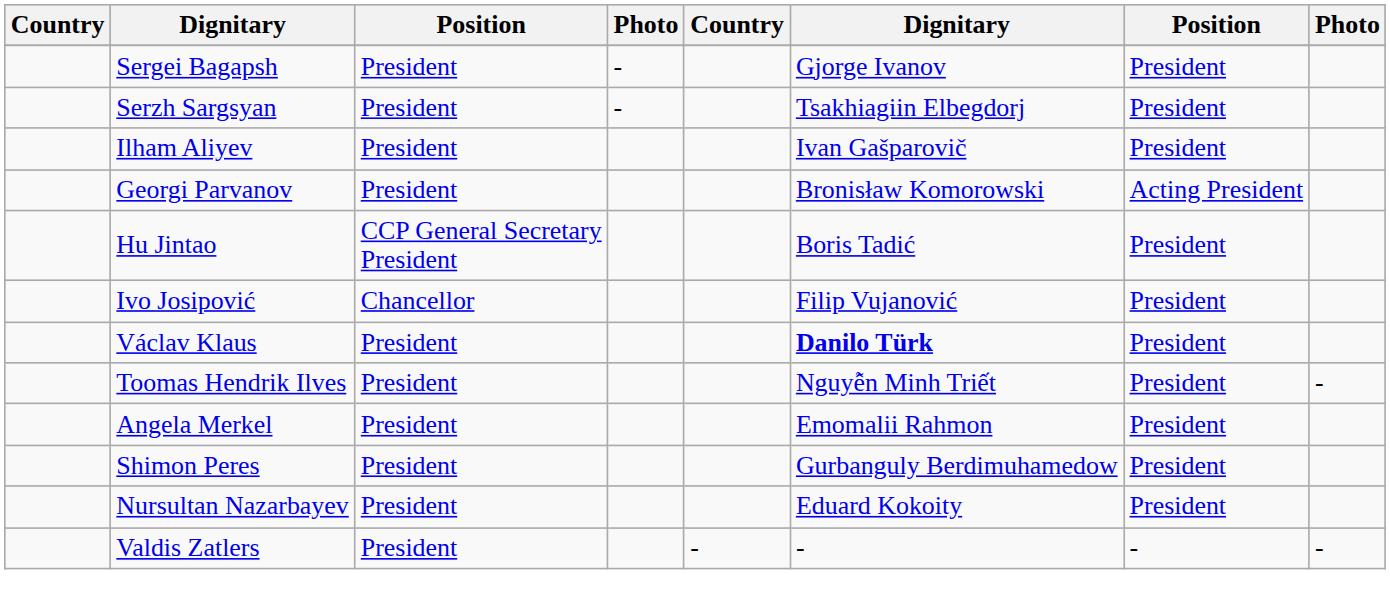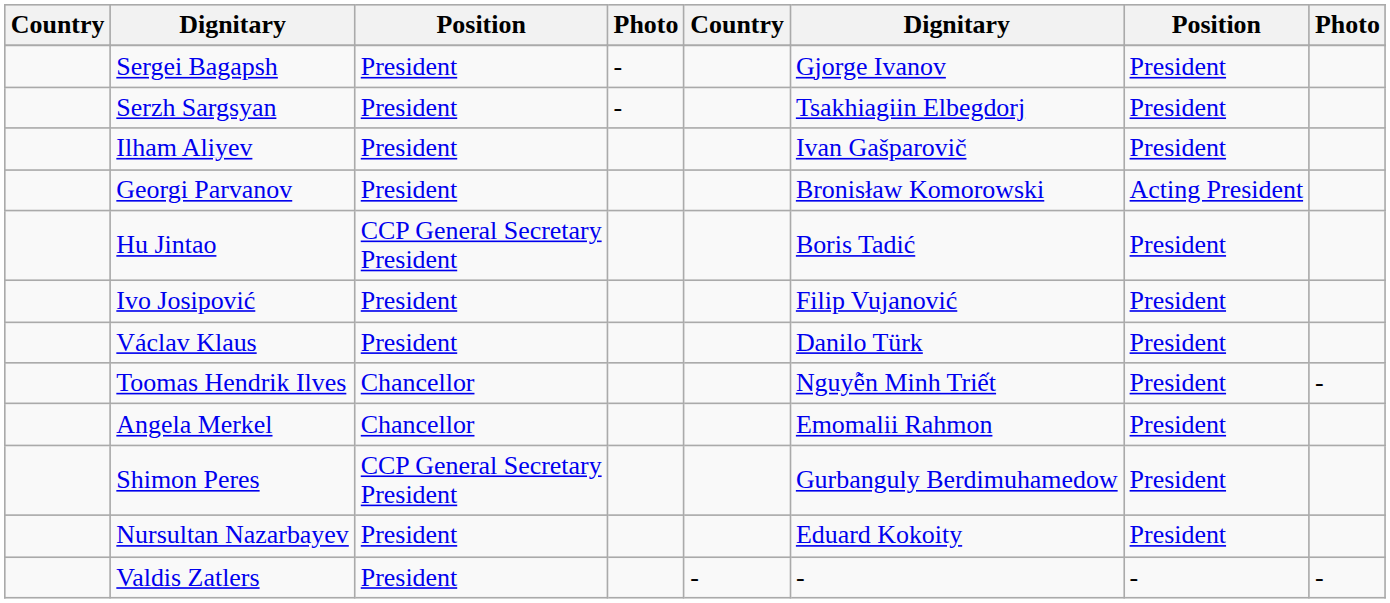(418, 300) Chancellor -> (409, 300) President
(864, 341) bold -> (859, 341) normal
(409, 383) President -> (418, 383) Chancellor
(409, 424) President -> (418, 424) Chancellor
(409, 465) President -> (481, 479) CCP General Secretary President
